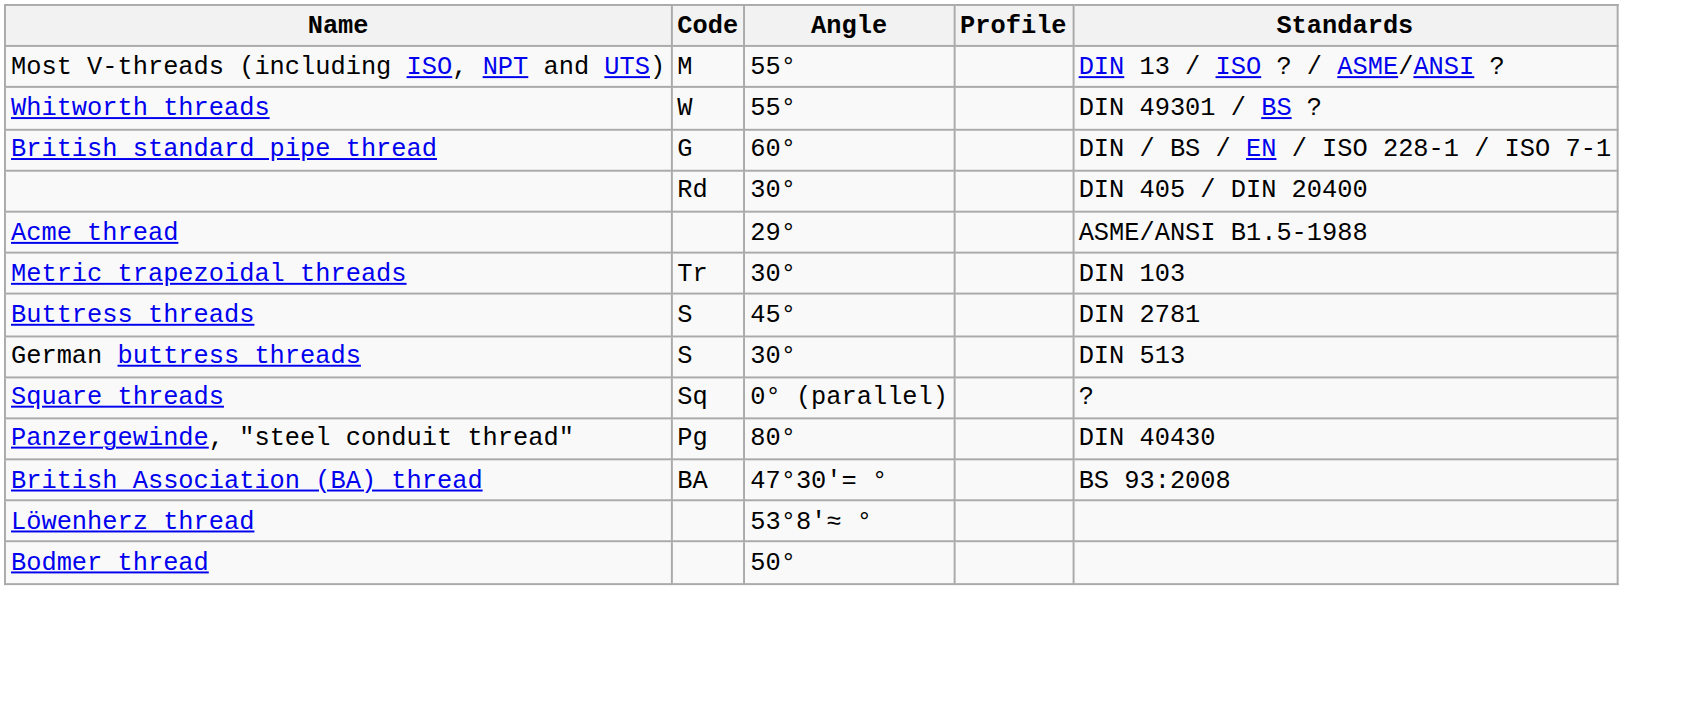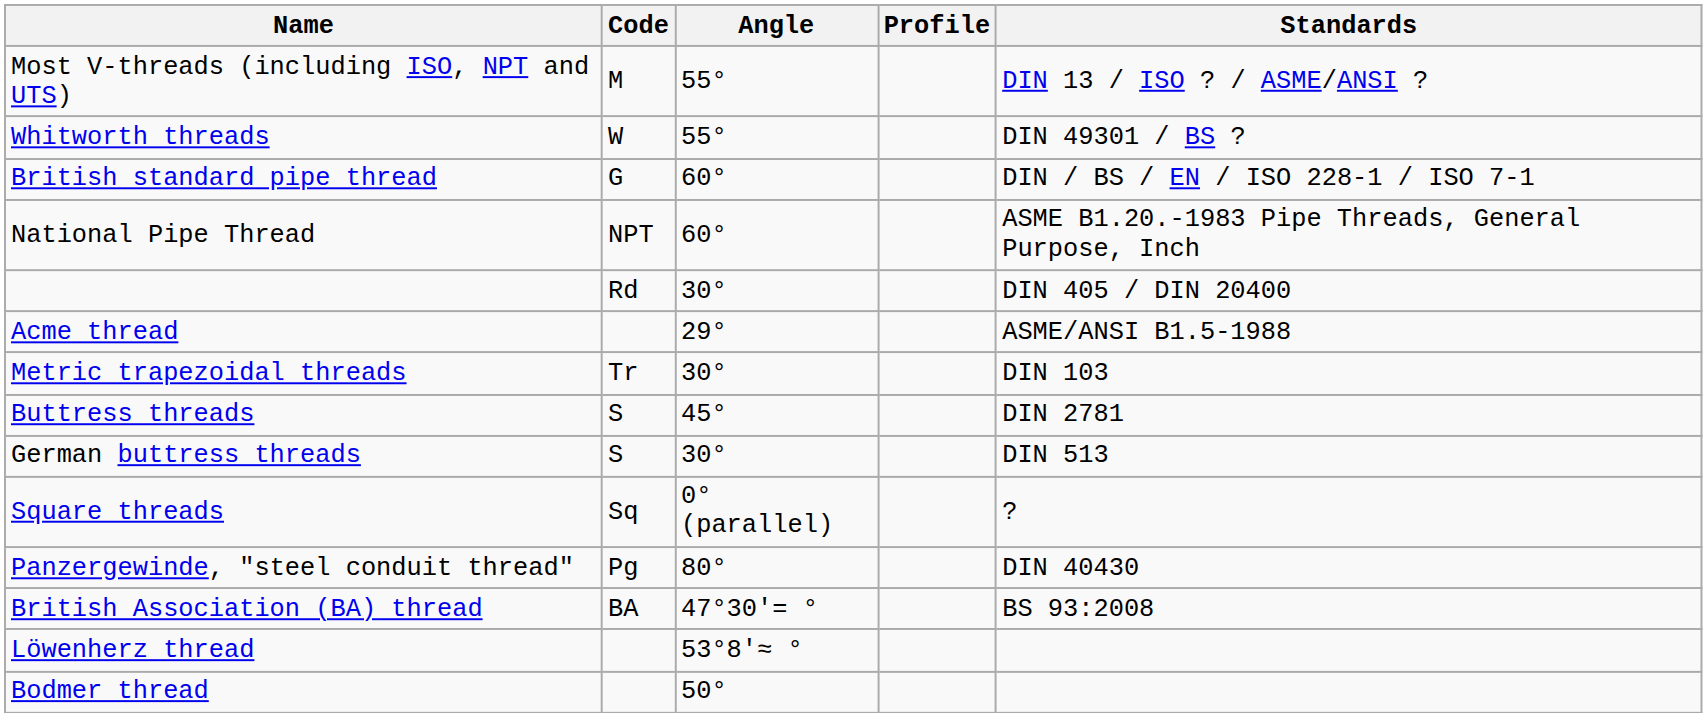+ row: (163, 235)
